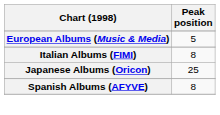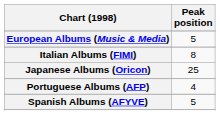+ row: (88, 86)
(193, 86) 8 -> (193, 102) 5
